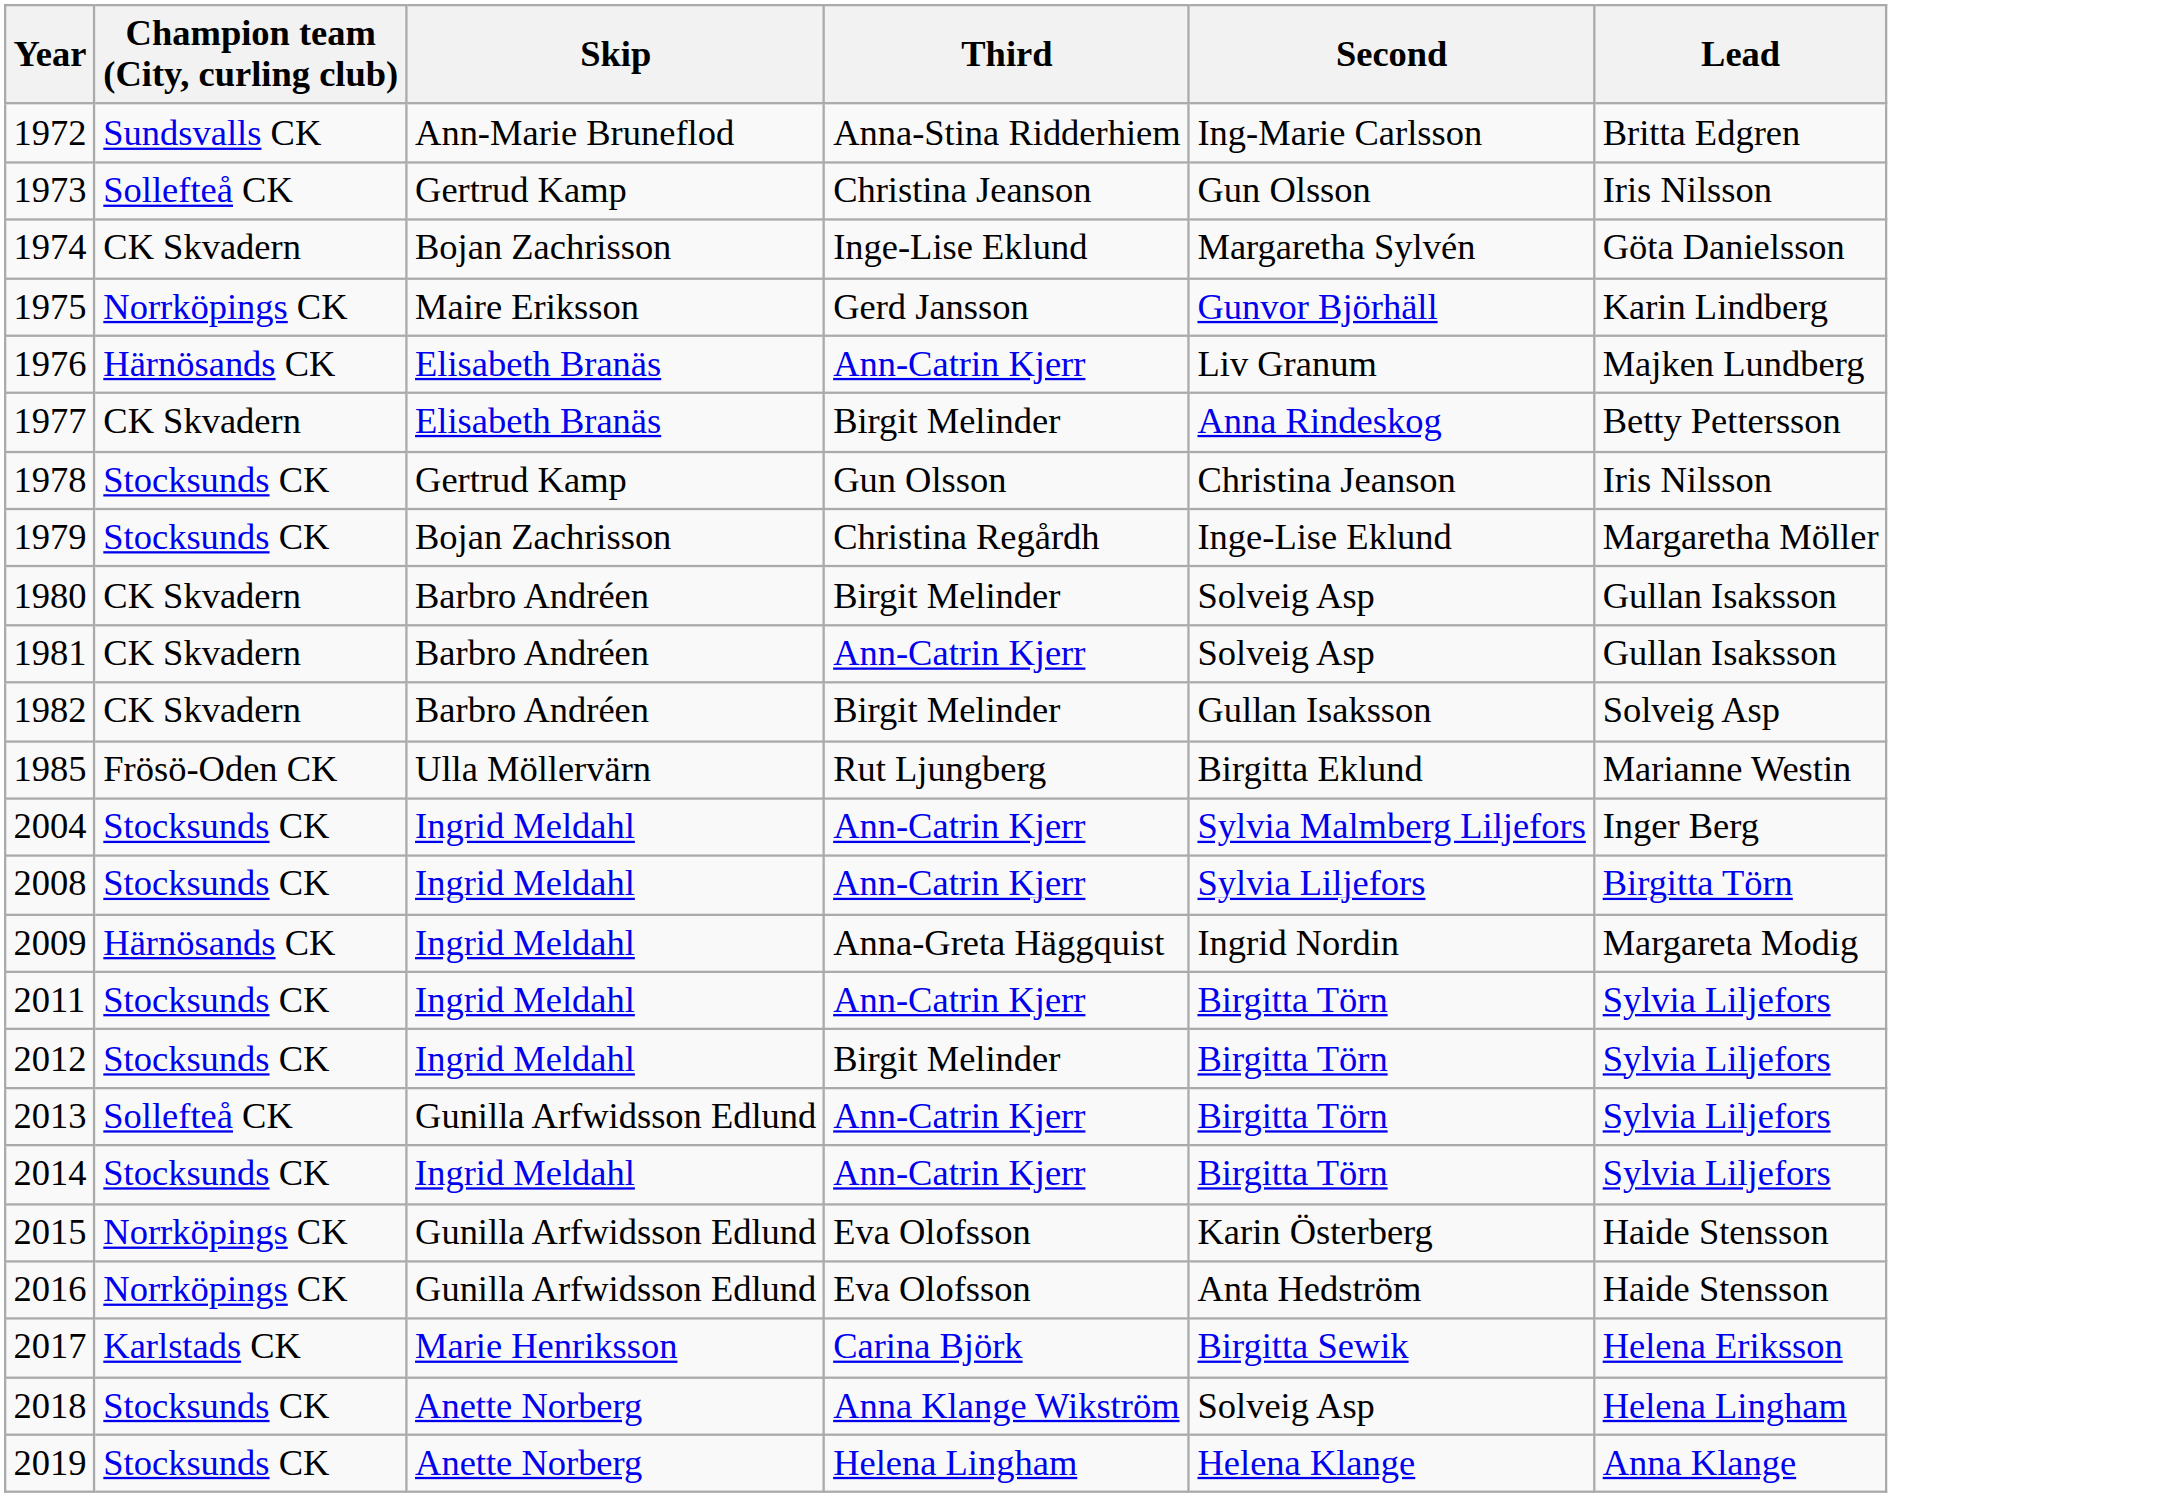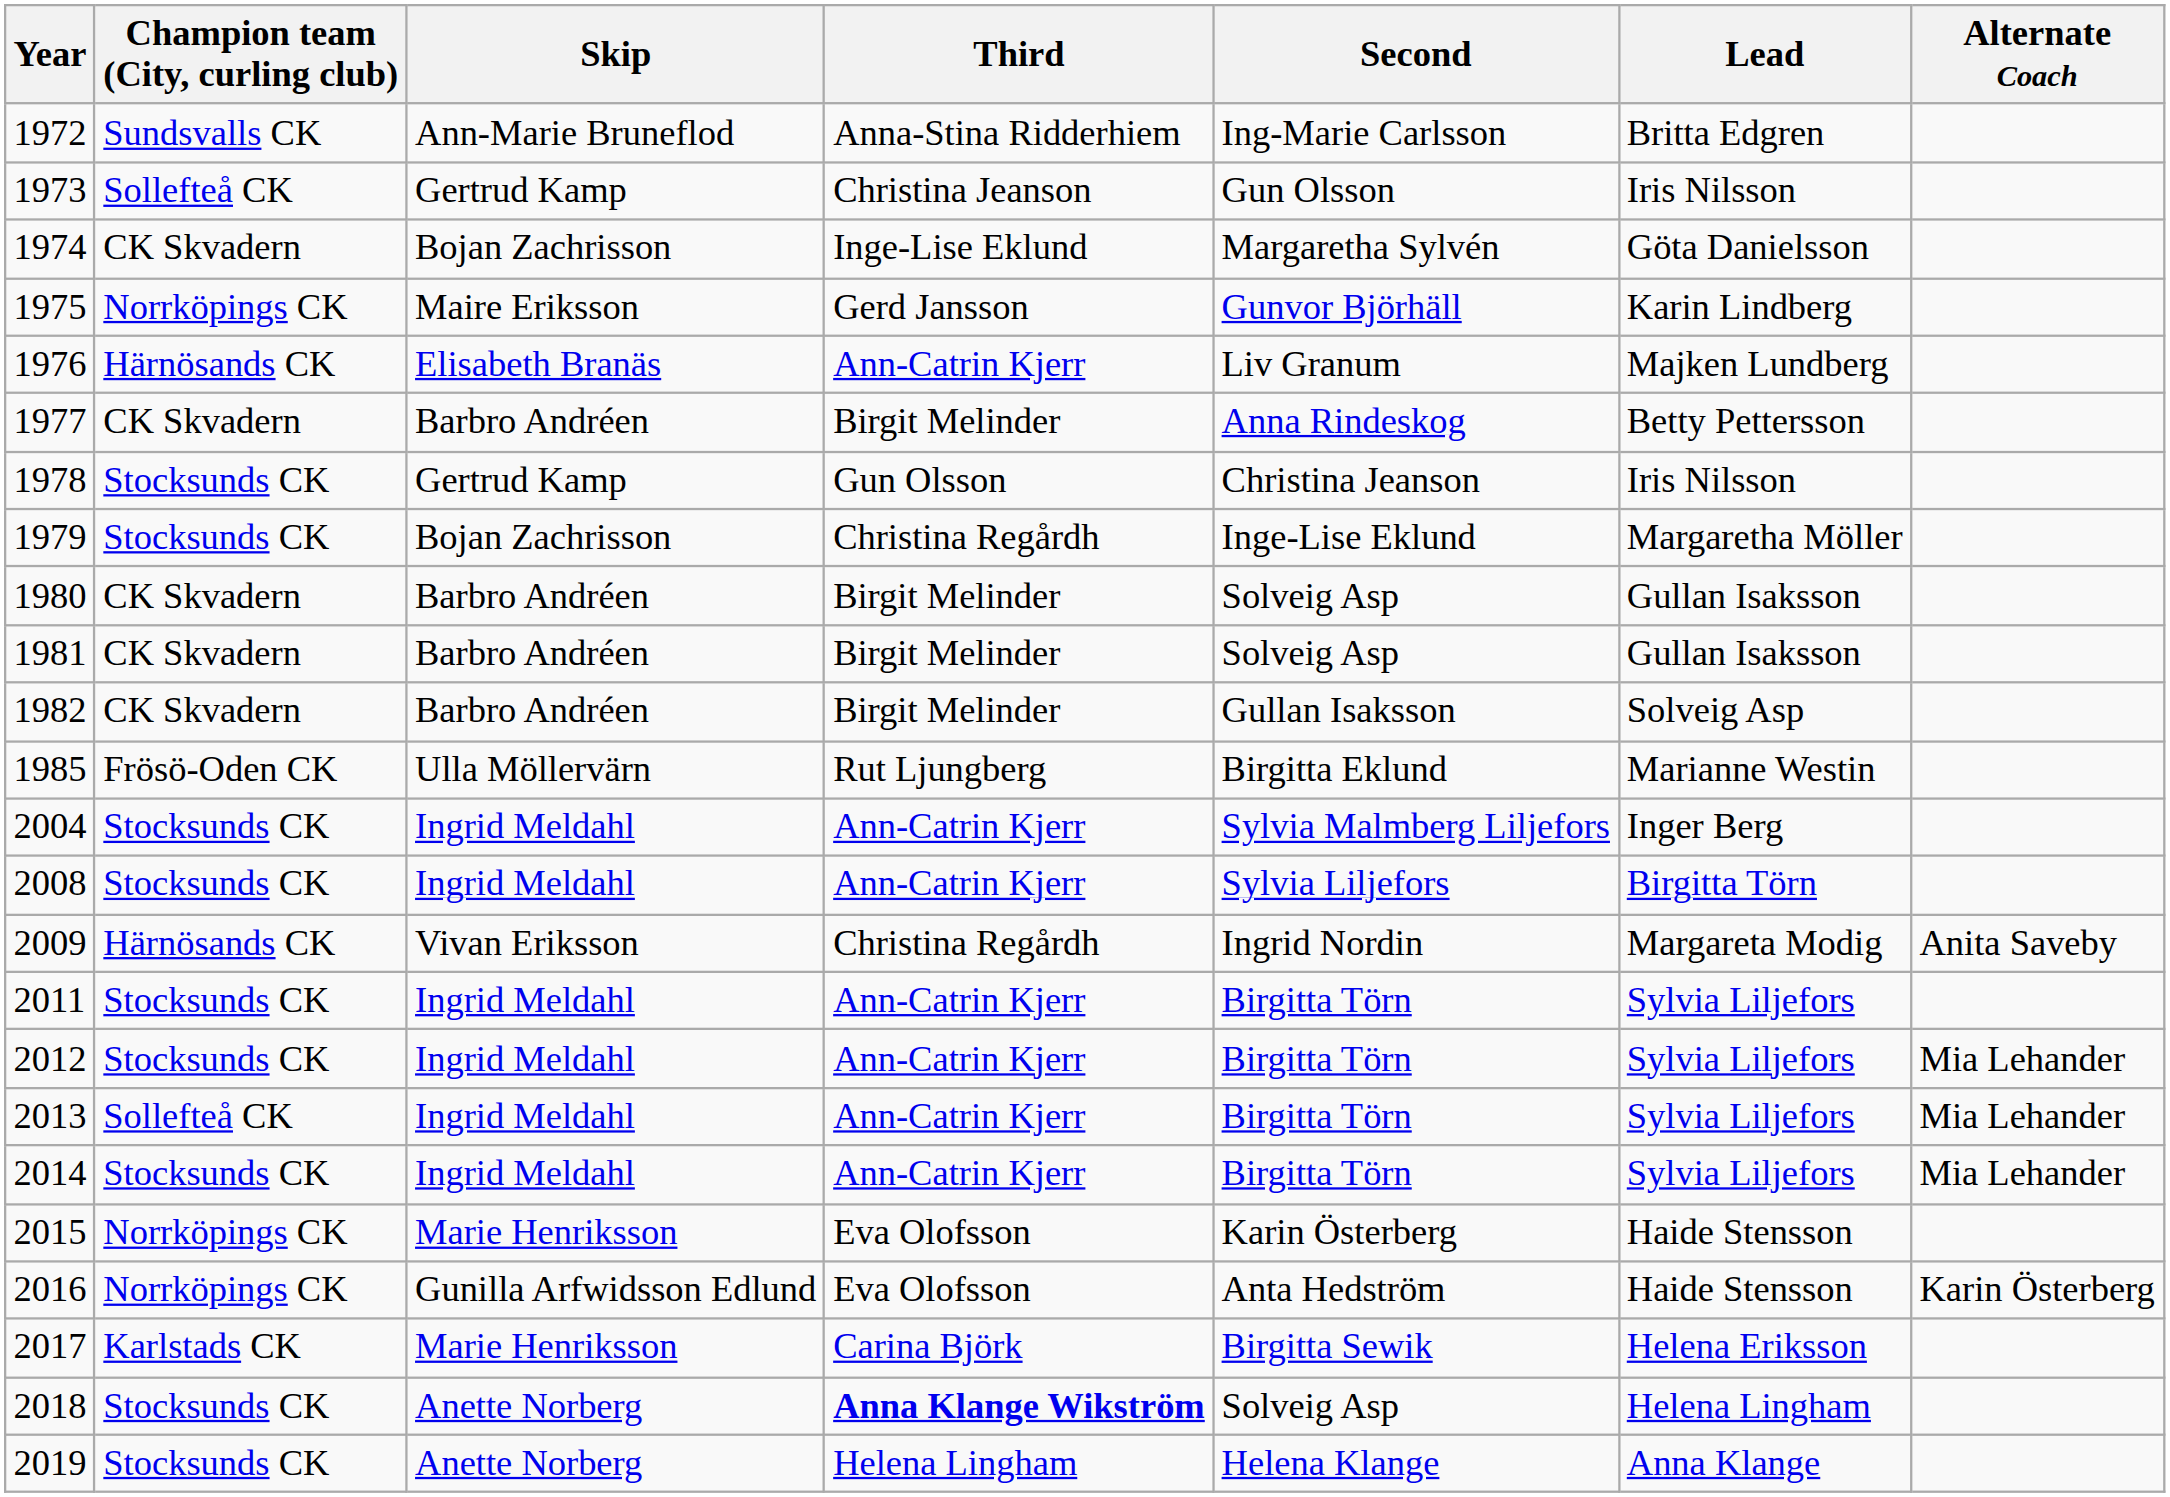+ column: (2037, 53)
(538, 421) Elisabeth Branäs -> (532, 421) Barbro Andréen
(959, 653) Ann-Catrin Kjerr -> (947, 653) Birgit Melinder
(525, 942) Ingrid Meldahl -> (527, 942) Vivan Eriksson
(999, 942) Anna-Greta Häggquist -> (966, 942) Christina Regårdh
(947, 1058) Birgit Melinder -> (959, 1058) Ann-Catrin Kjerr
(616, 1115) Gunilla Arfwidsson Edlund -> (525, 1115) Ingrid Meldahl
(616, 1231) Gunilla Arfwidsson Edlund -> (546, 1231) Marie Henriksson
(1006, 1405) normal -> (1019, 1405) bold
